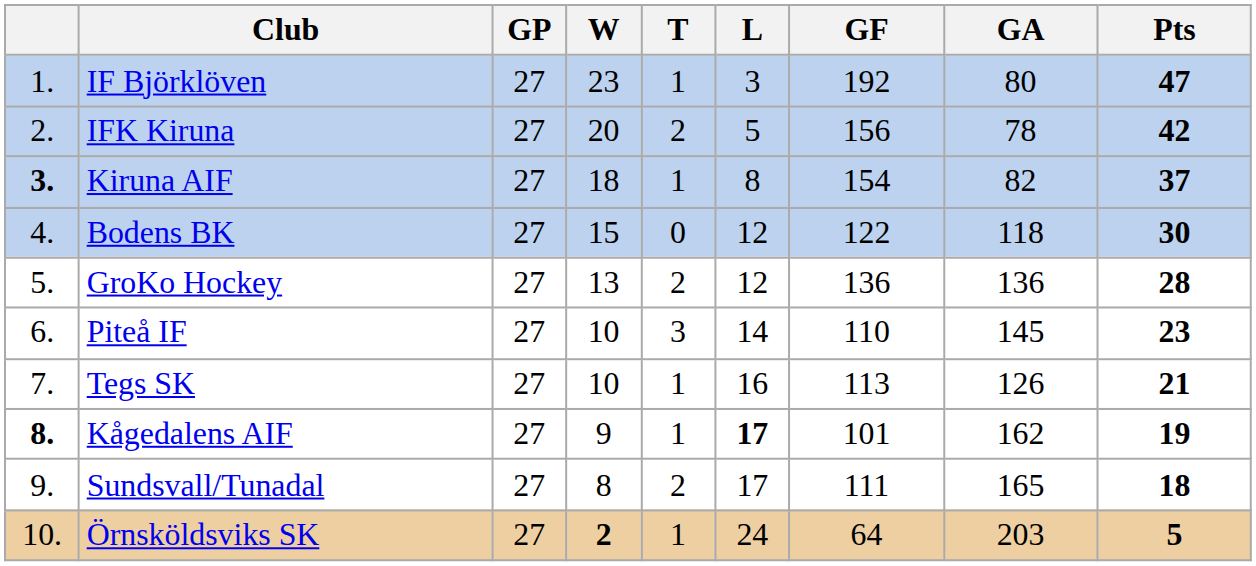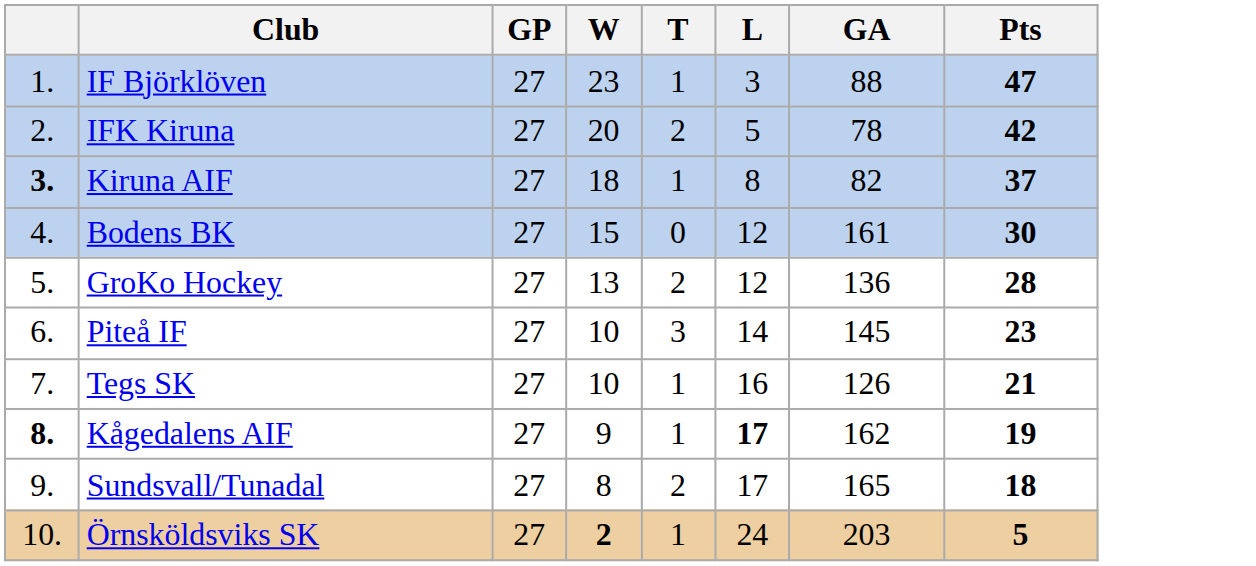- column: (867, 29)
(1021, 80) 80 -> (867, 80) 88
(1021, 231) 118 -> (867, 231) 161
